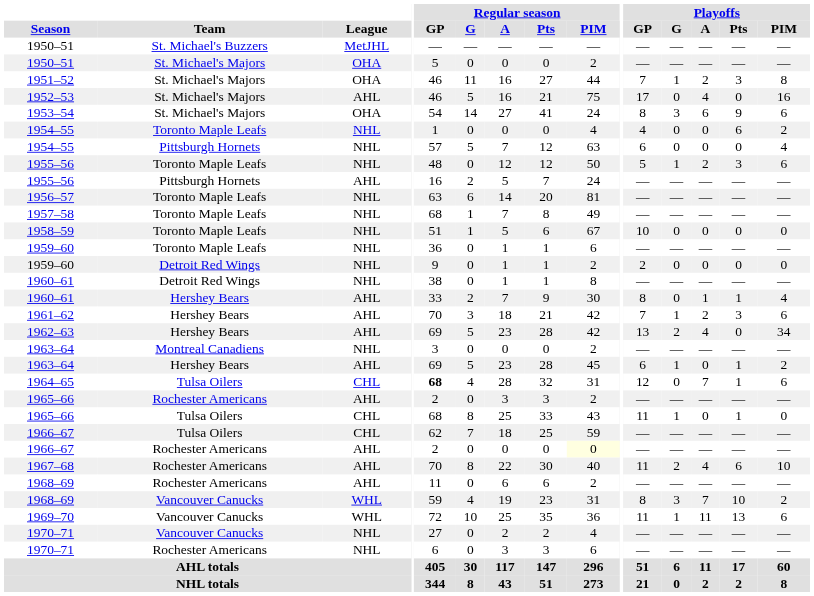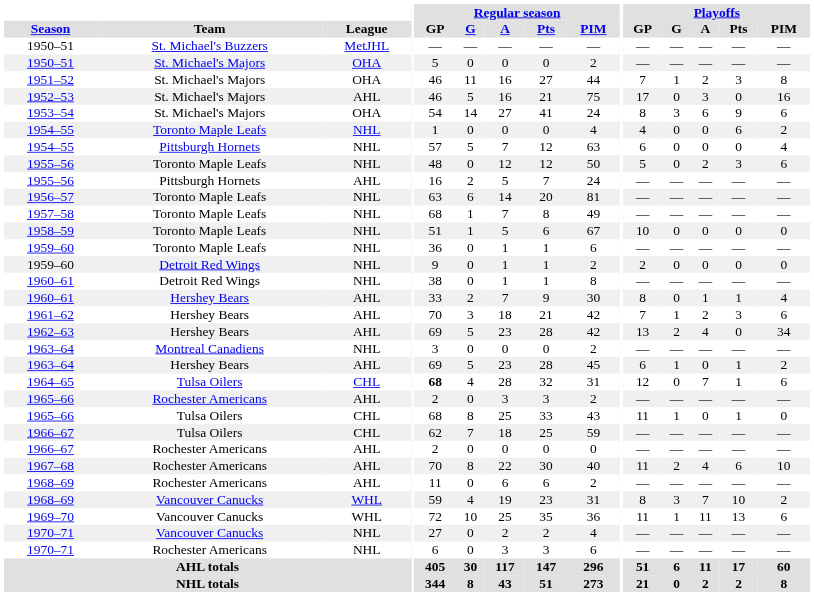(705, 96) 4 -> (705, 96) 3
(676, 163) 1 -> (676, 163) 0
(593, 449) lightyellow background -> (593, 449) no background
